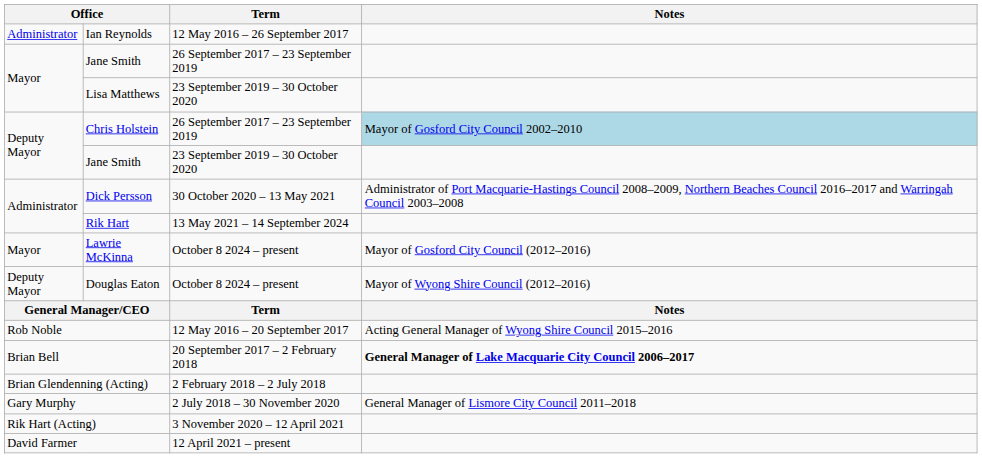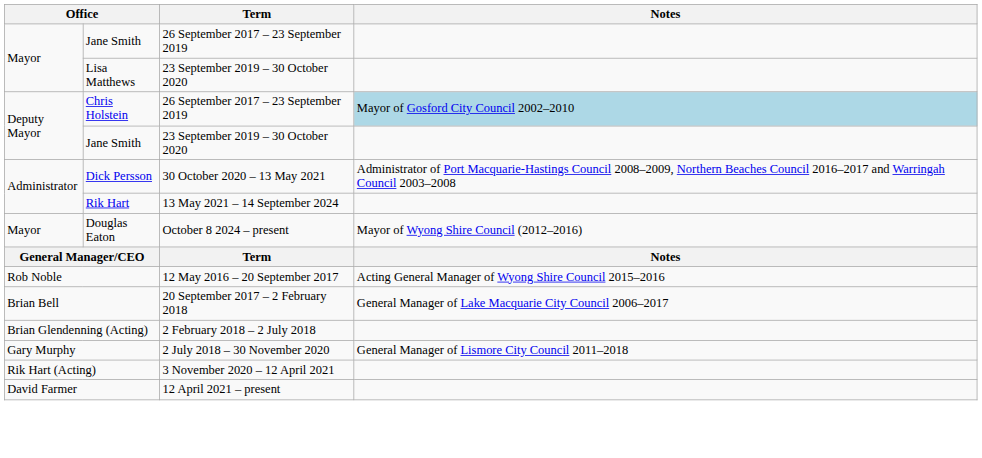- row: (119, 34)
- row: (109, 249)
(26, 283) Deputy Mayor -> (24, 230) Mayor
(529, 357) bold -> (513, 303) normal
